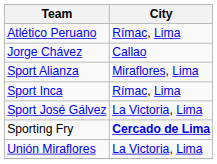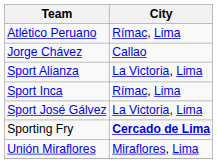(155, 71) Miraflores, Lima -> (157, 71) La Victoria, Lima
(157, 149) La Victoria, Lima -> (155, 149) Miraflores, Lima
